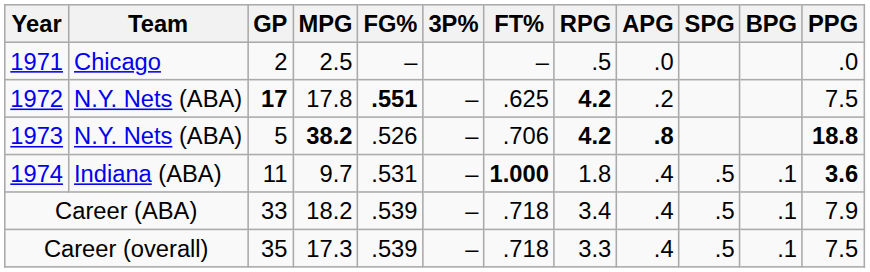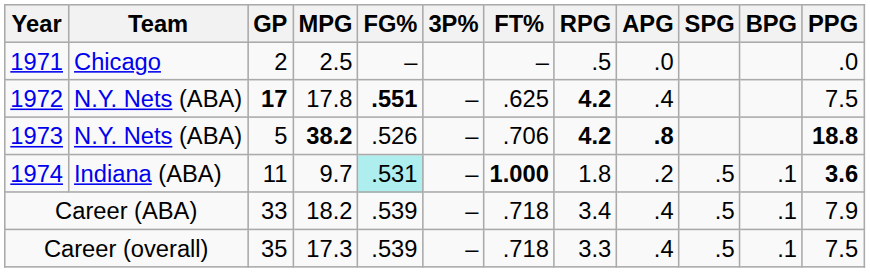(664, 99) .2 -> (664, 99) .4
(394, 174) no background -> (394, 174) paleturquoise background
(664, 174) .4 -> (664, 174) .2
